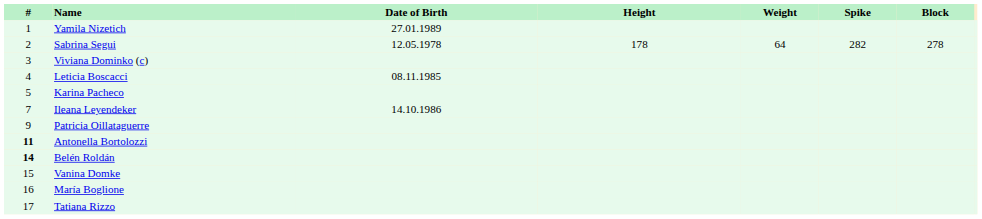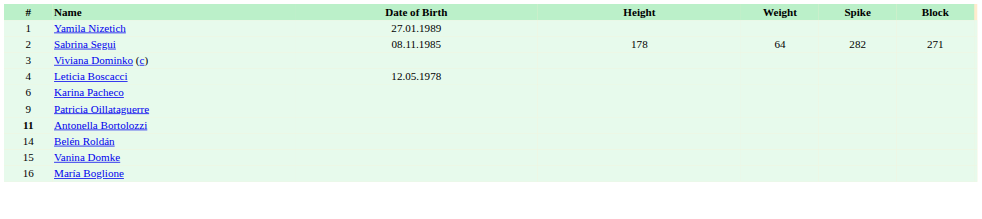(416, 44) 12.05.1978 -> (416, 44) 08.11.1985
(935, 44) 278 -> (935, 44) 271
(416, 76) 08.11.1985 -> (416, 76) 12.05.1978
(28, 93) 5 -> (28, 93) 6
- row: (95, 109)
(28, 157) bold -> (28, 141) normal
- row: (85, 206)
